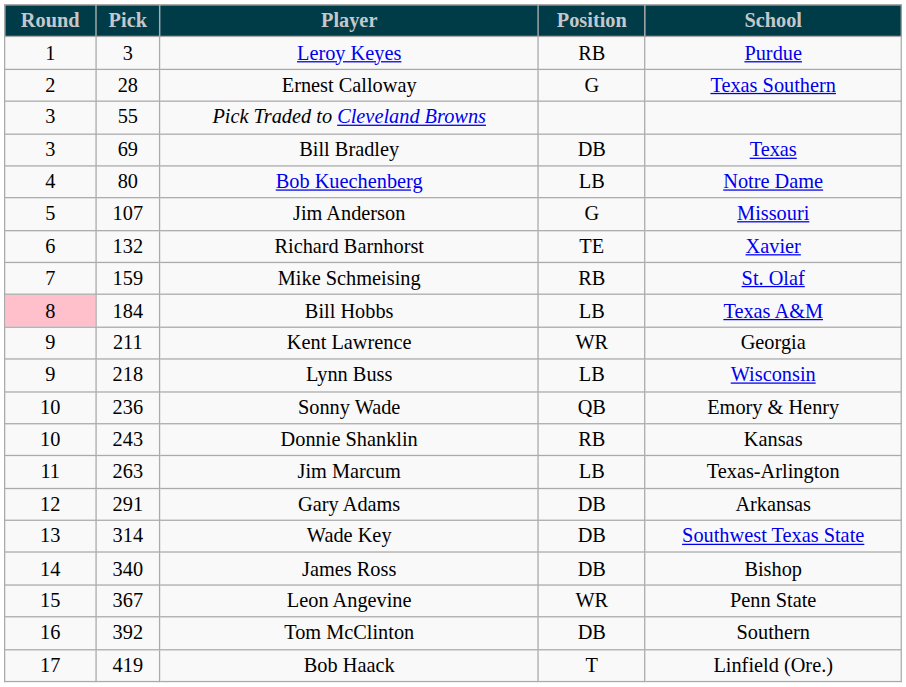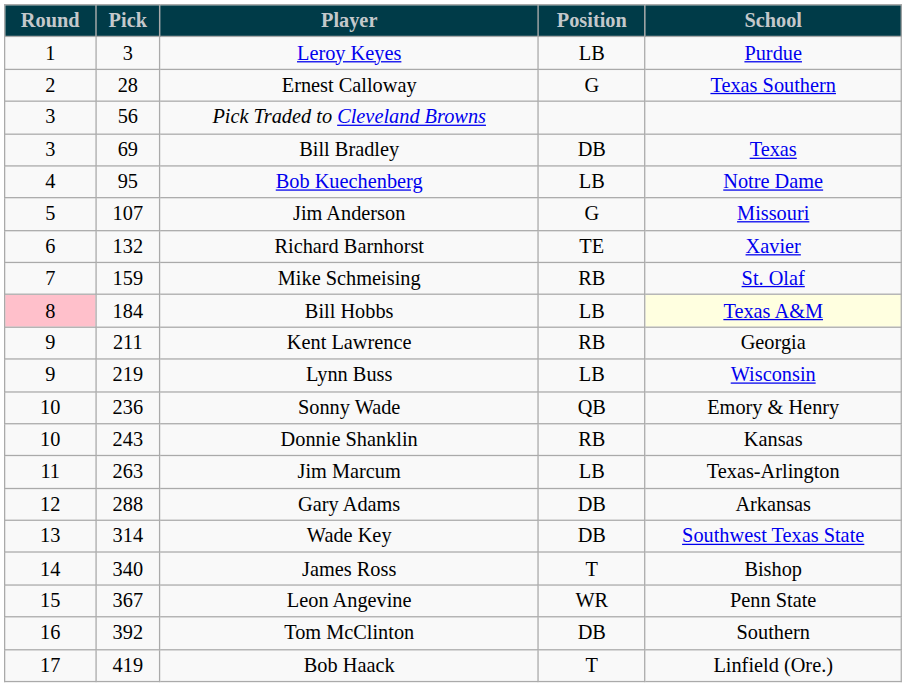(592, 52) RB -> (592, 52) LB
(128, 117) 55 -> (128, 117) 56
(128, 181) 80 -> (128, 181) 95
(773, 310) no background -> (773, 310) lightyellow background
(592, 342) WR -> (592, 342) RB
(128, 375) 218 -> (128, 375) 219
(128, 504) 291 -> (128, 504) 288
(592, 568) DB -> (592, 568) T
